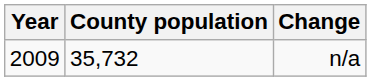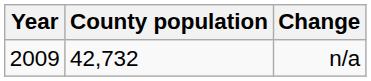(104, 57) 35,732 -> (104, 57) 42,732
